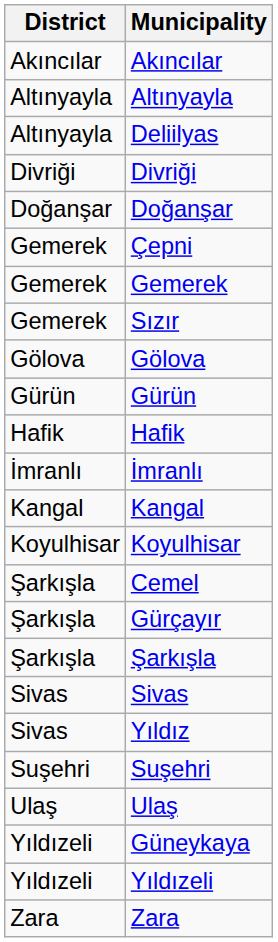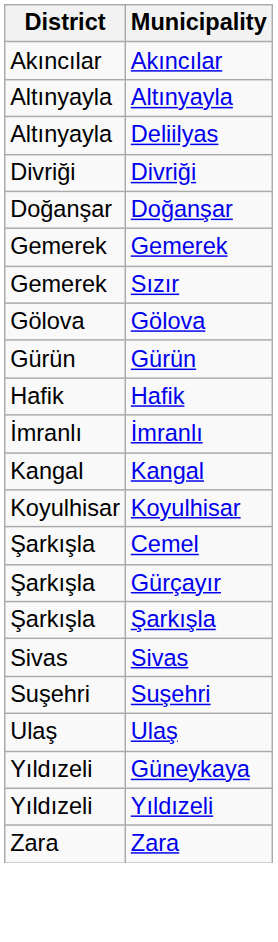- row: (162, 246)
- row: (160, 731)
